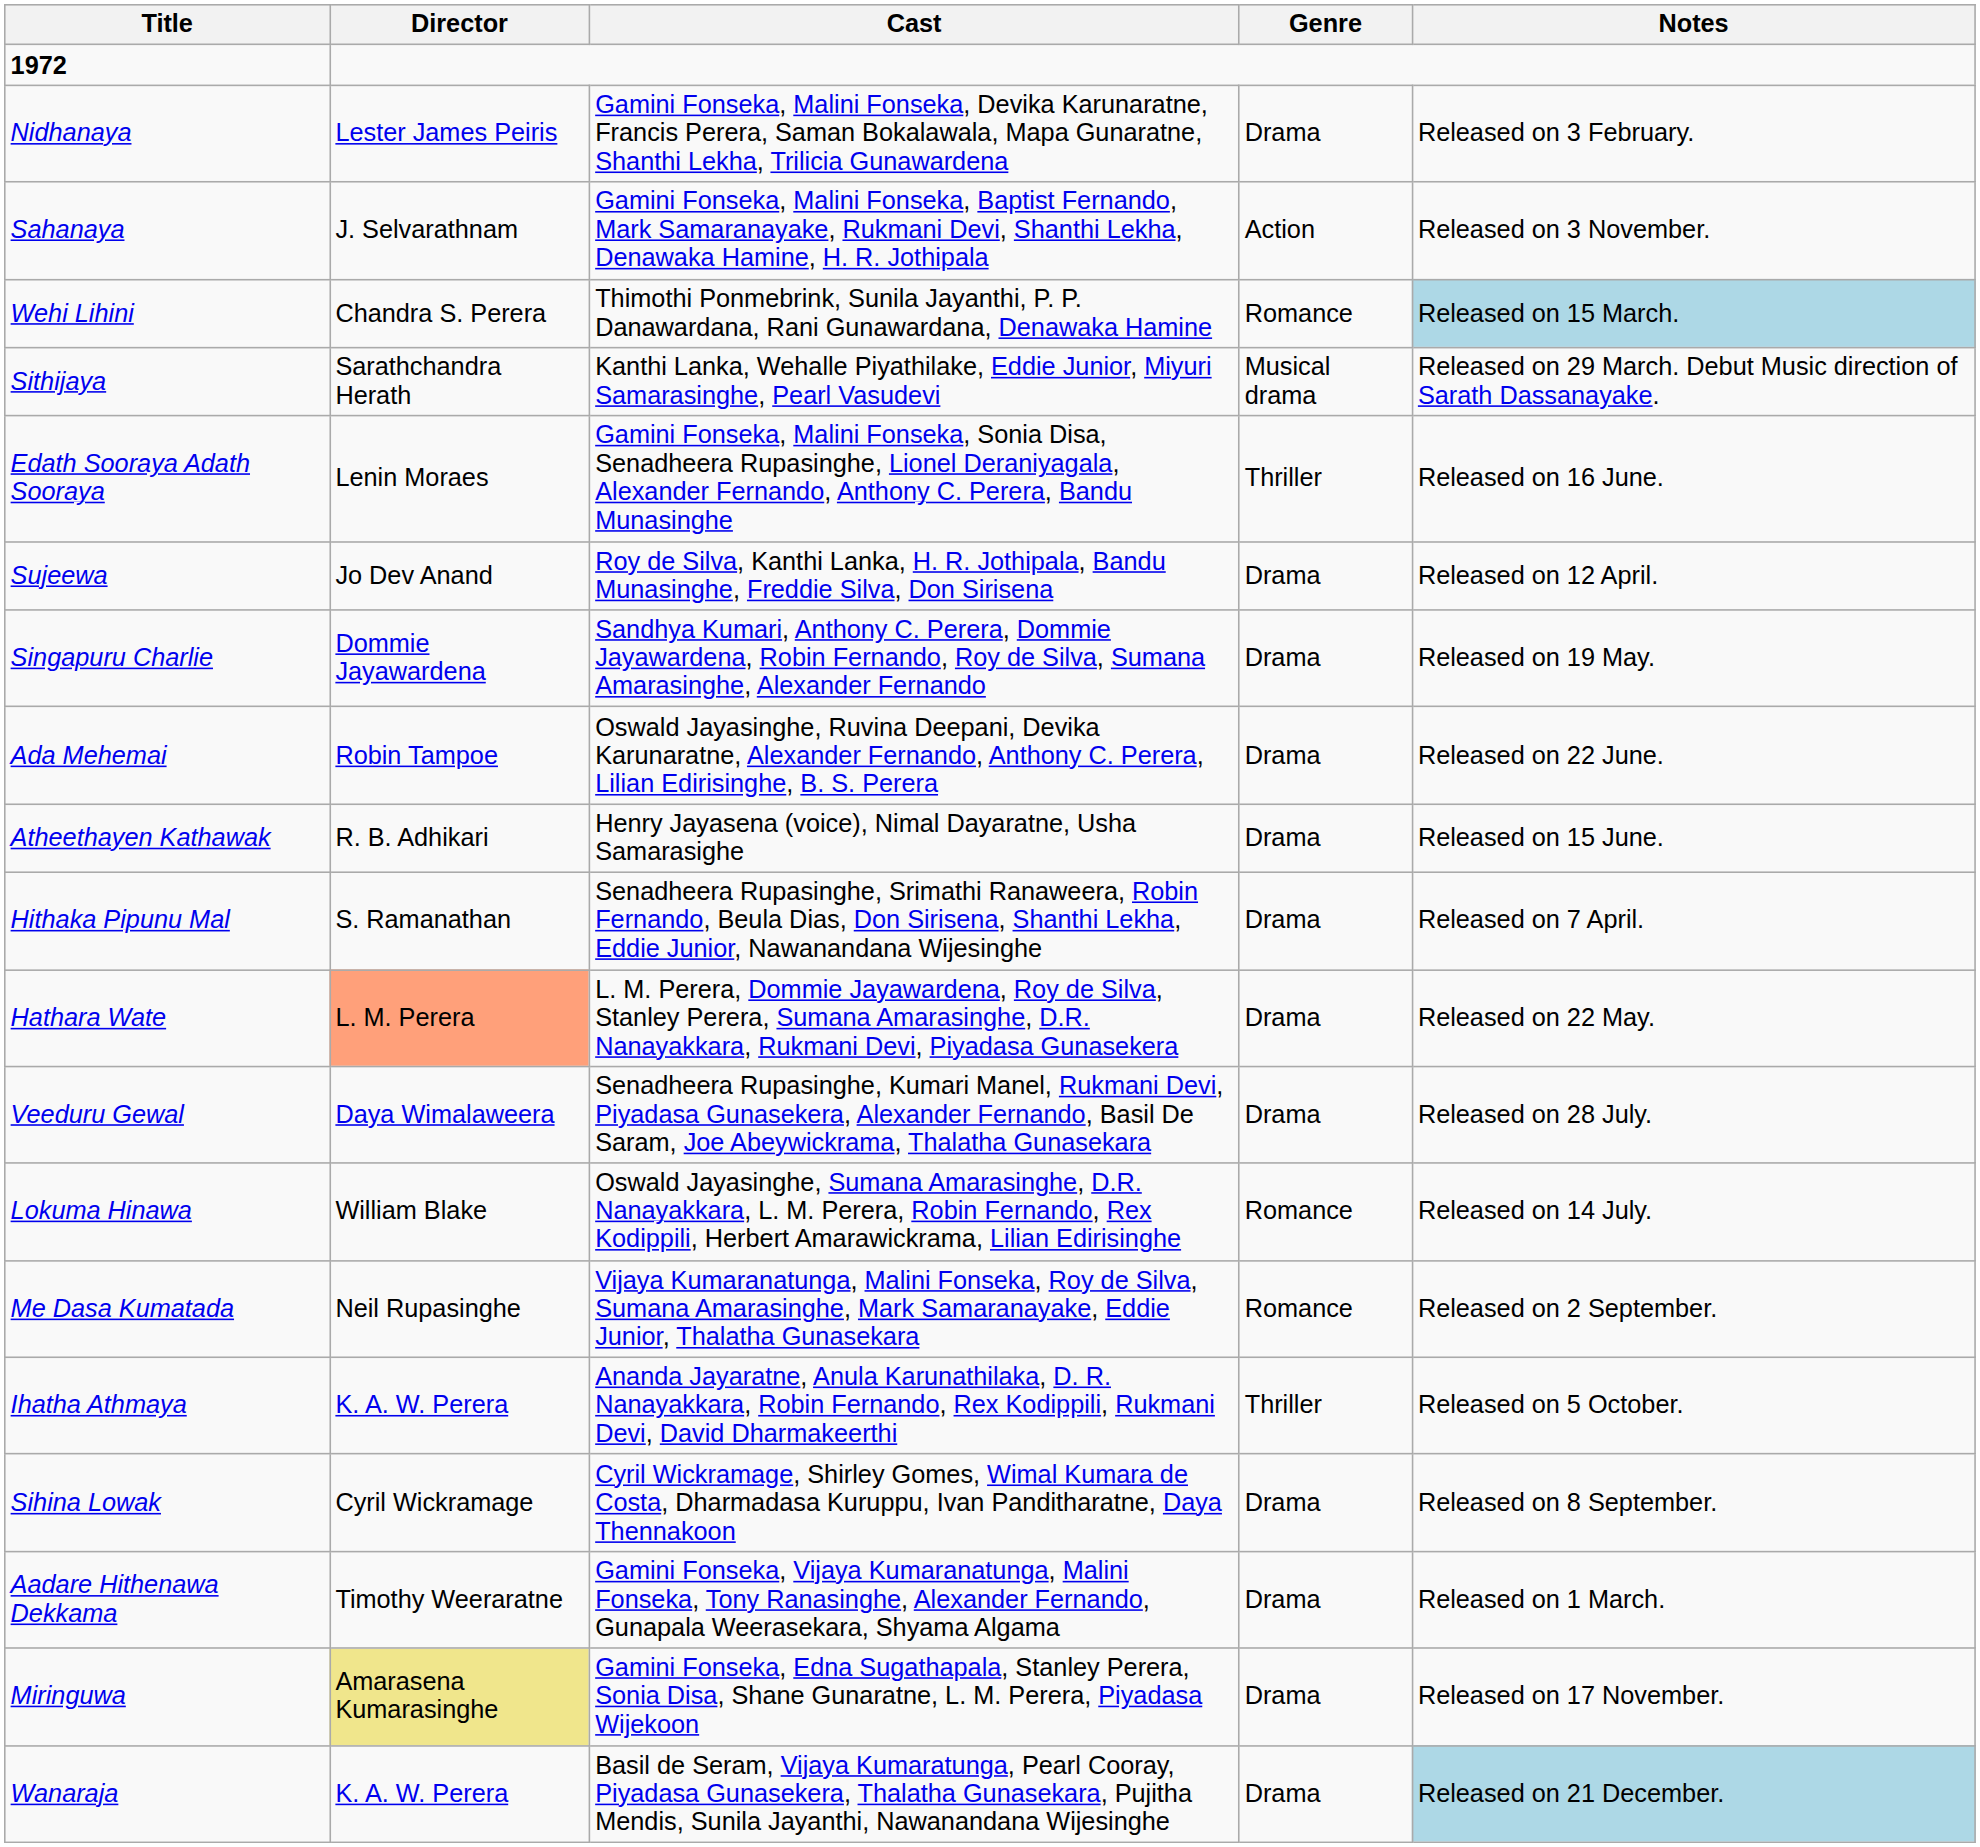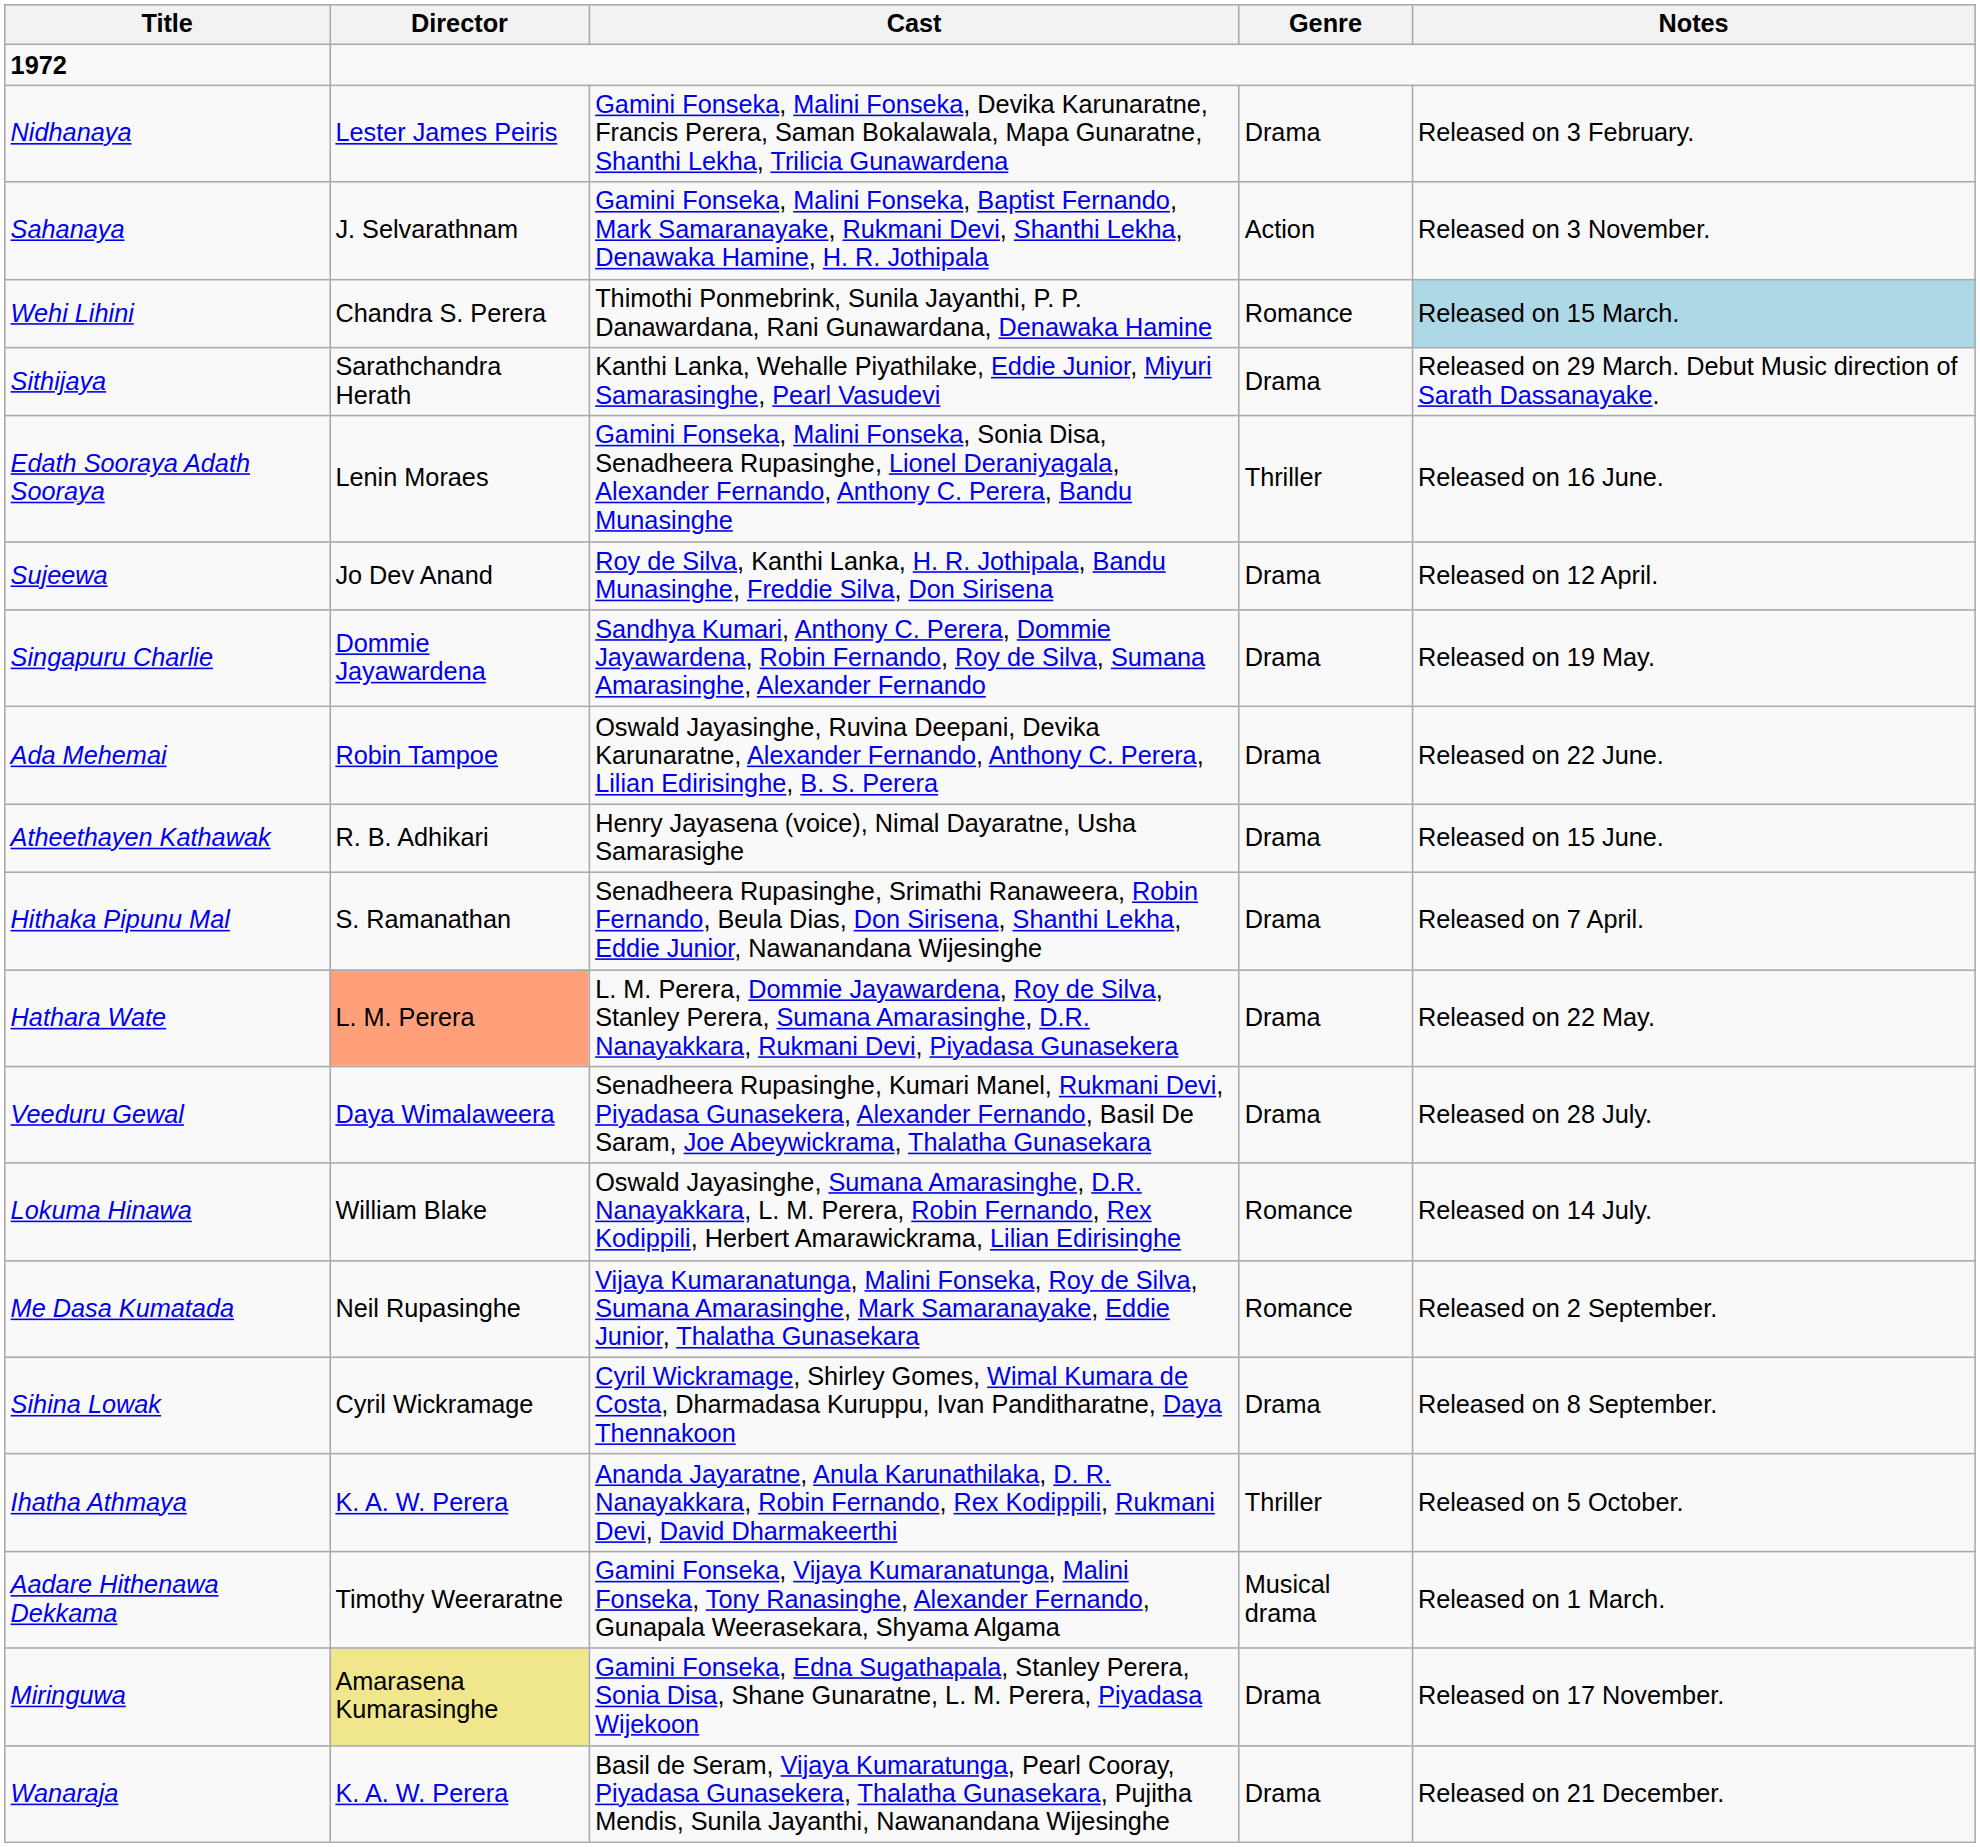(1288, 381) Musical drama -> (1283, 381) Drama
rows swapped: (86, 1502) <-> (99, 1405)
(1283, 1599) Drama -> (1288, 1599) Musical drama
(1571, 1793) lightblue background -> (1571, 1793) no background
